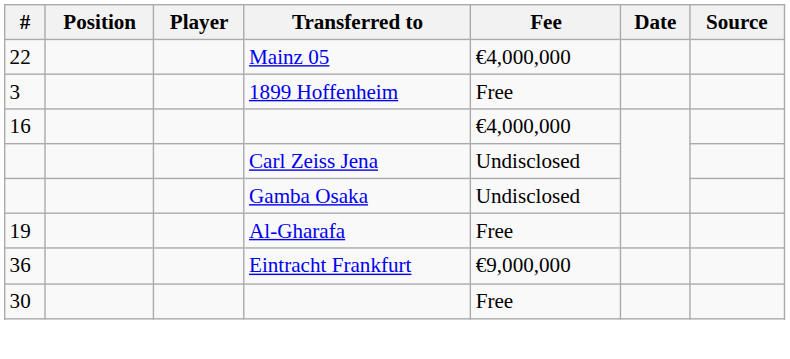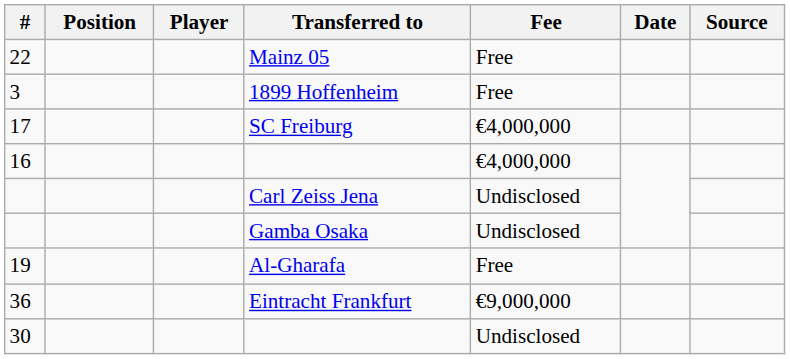(523, 56) €4,000,000 -> (494, 56) Free
+ row: (20, 126)
(494, 300) Free -> (528, 335) Undisclosed
